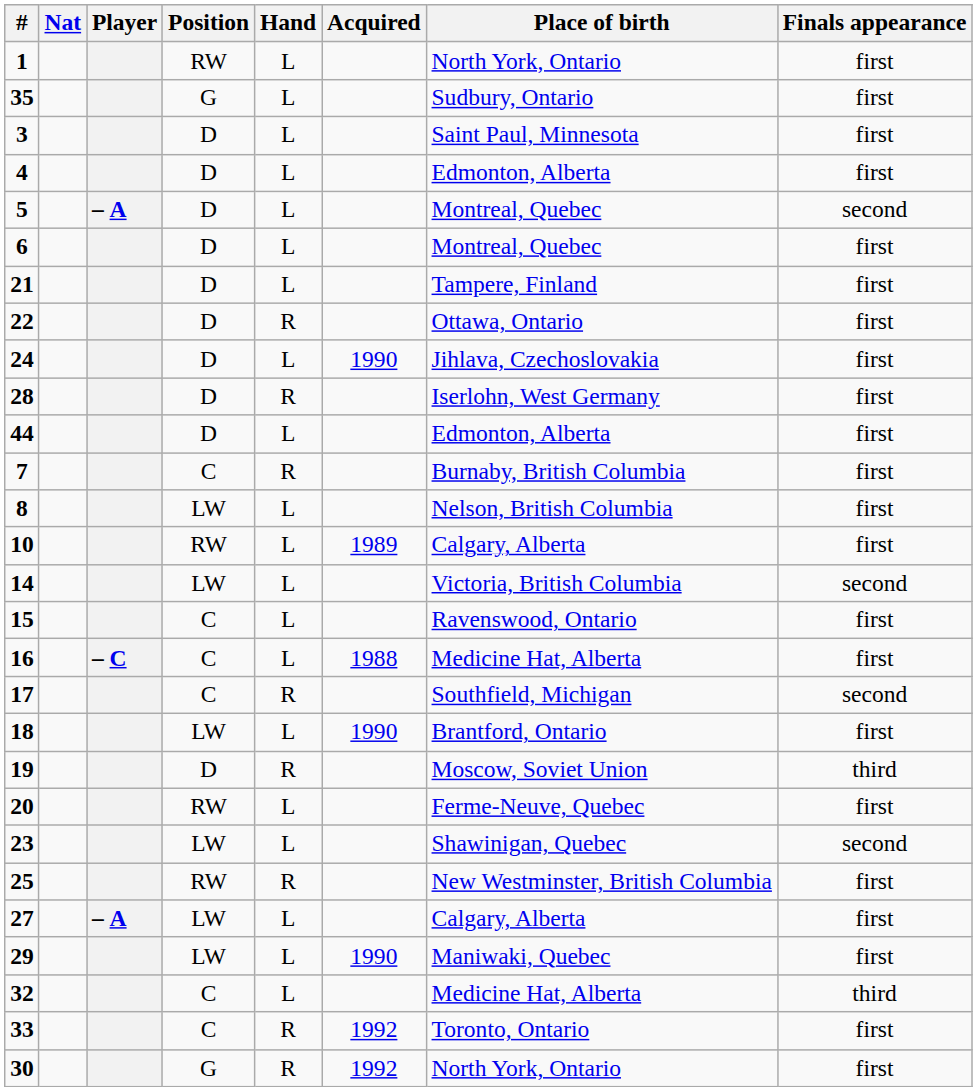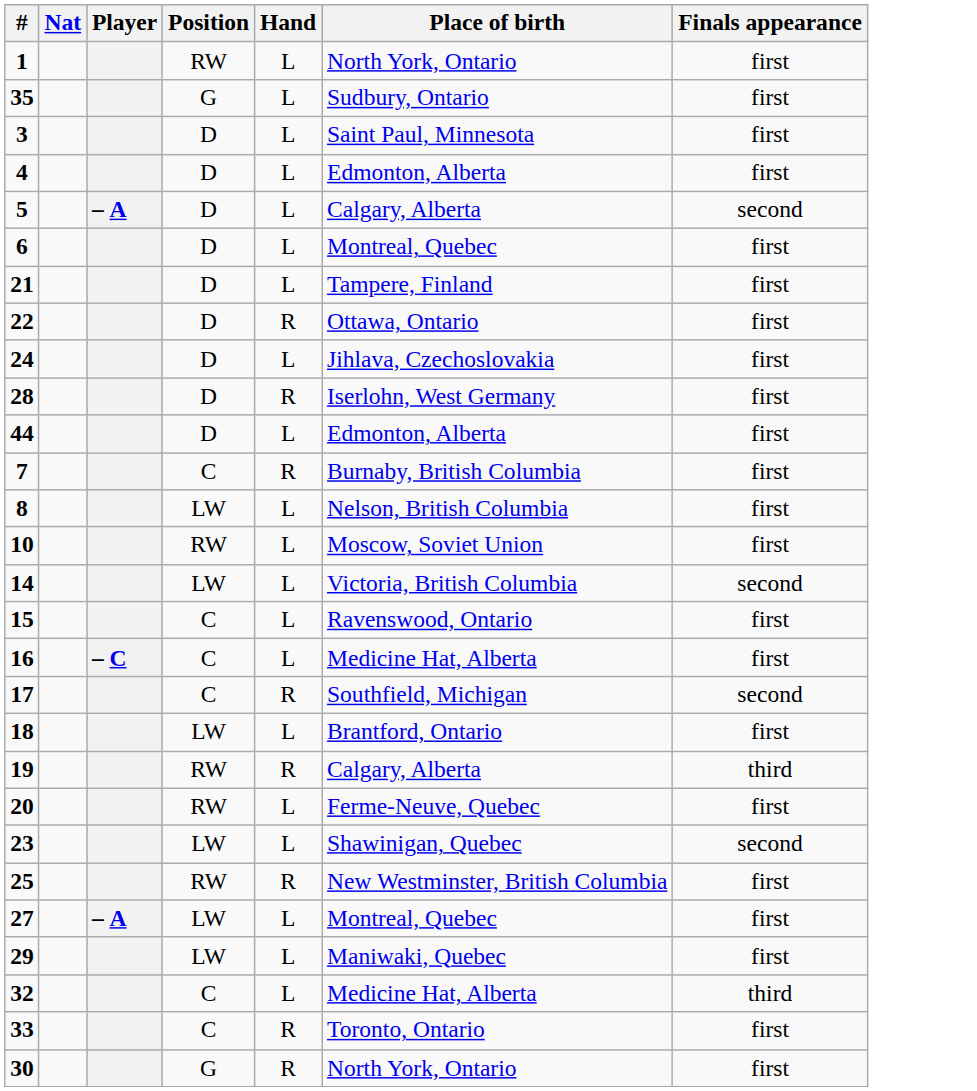- column: (374, 23)
(516, 209) Montreal, Quebec -> (404, 209) Calgary, Alberta
(508, 545) Calgary, Alberta -> (435, 545) Moscow, Soviet Union
(209, 769) D -> (209, 769) RW
(540, 769) Moscow, Soviet Union -> (404, 769) Calgary, Alberta
(508, 918) Calgary, Alberta -> (412, 918) Montreal, Quebec
